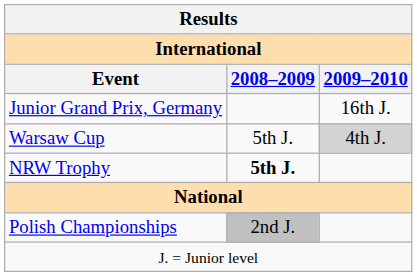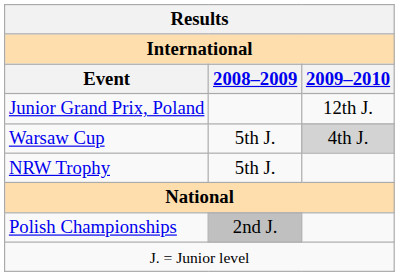+ row: (107, 108)
- row: (115, 108)
(273, 167) bold -> (255, 167) normal
